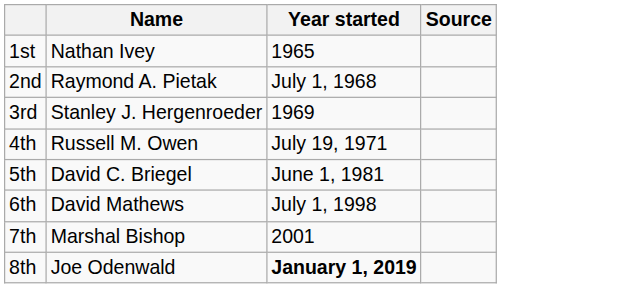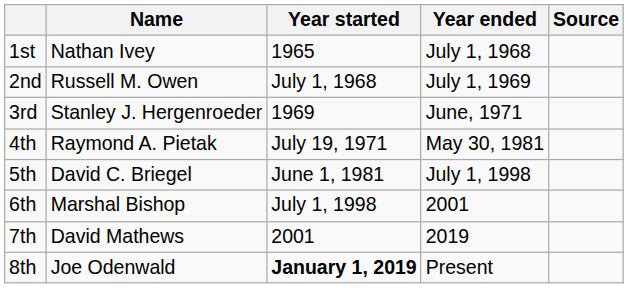+ column: (485, 19)
(134, 81) Raymond A. Pietak -> (124, 81) Russell M. Owen
(124, 143) Russell M. Owen -> (134, 143) Raymond A. Pietak
(117, 205) David Mathews -> (118, 205) Marshal Bishop
(118, 236) Marshal Bishop -> (117, 236) David Mathews
